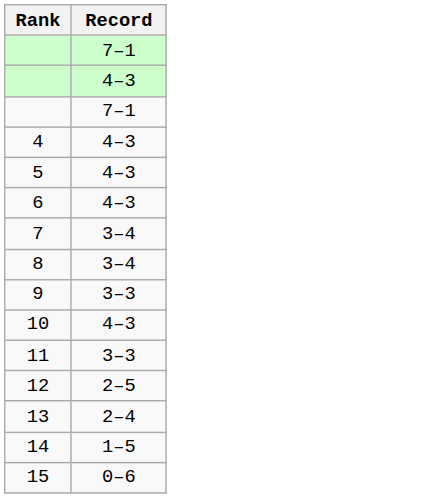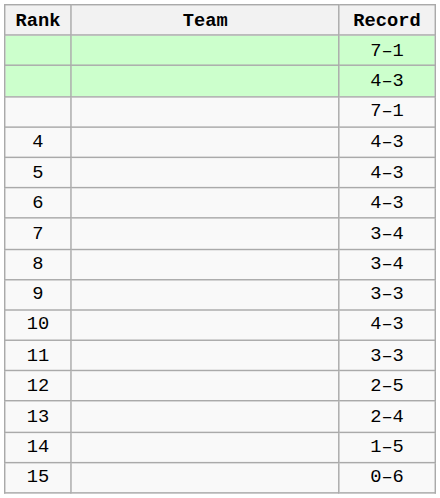+ column: (205, 20)
